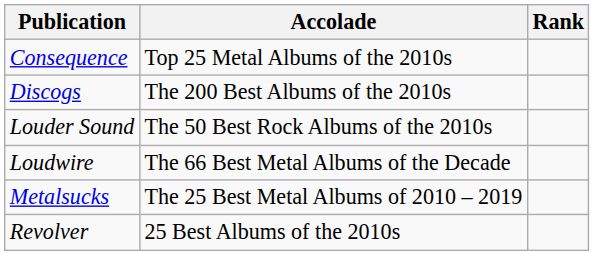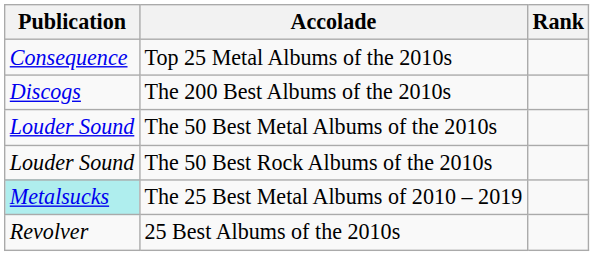+ row: (321, 127)
- row: (328, 162)
(59, 197) no background -> (59, 197) paleturquoise background
